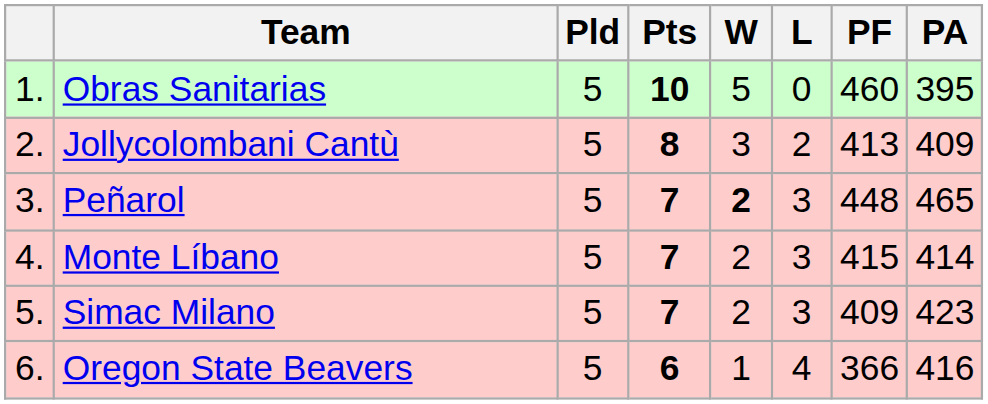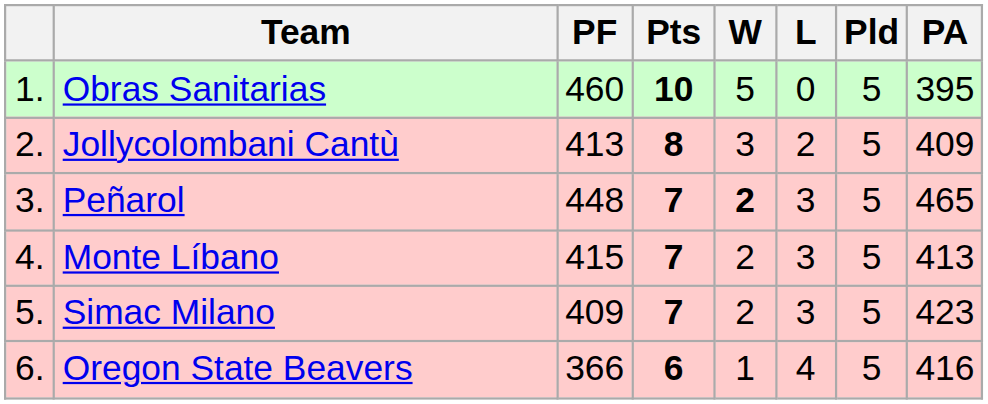columns swapped: (593, 32) <-> (870, 32)
(945, 256) 414 -> (945, 256) 413
